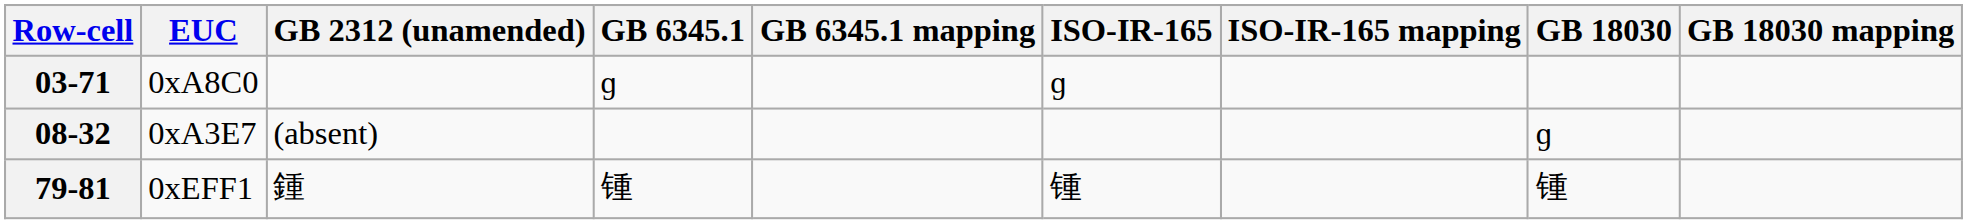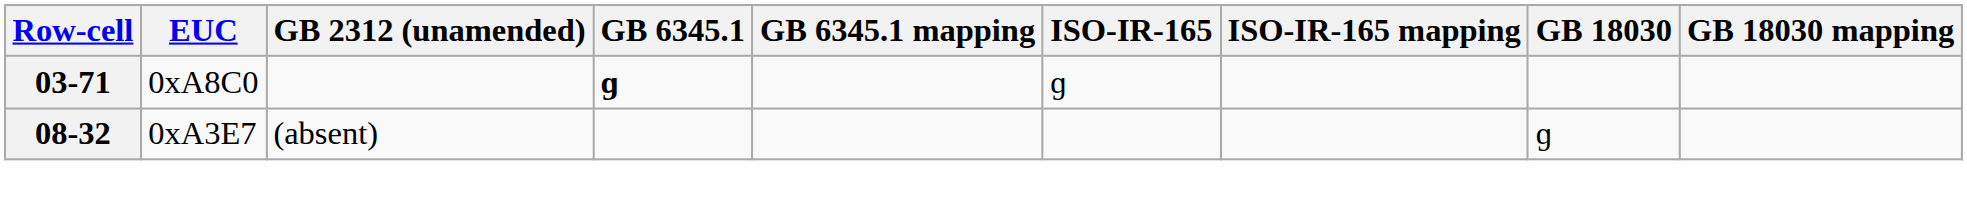(609, 81) normal -> (610, 81) bold
- row: (73, 187)
